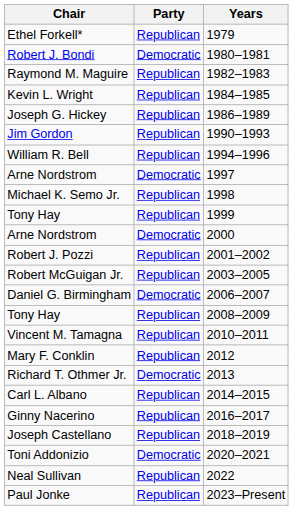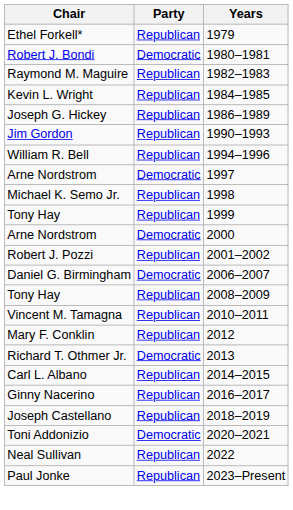- row: (65, 275)
